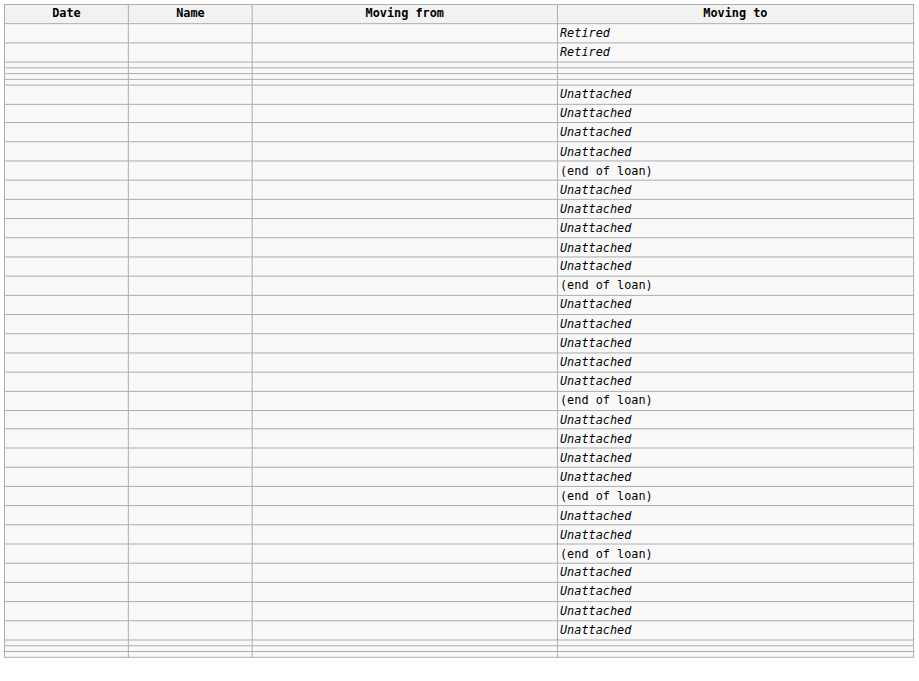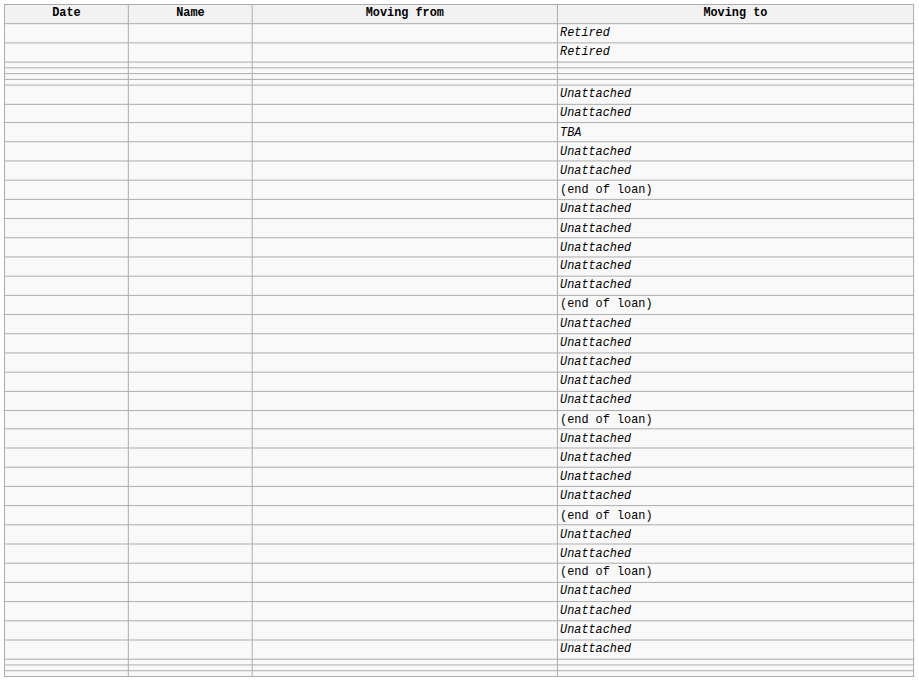+ row: (66, 133)
